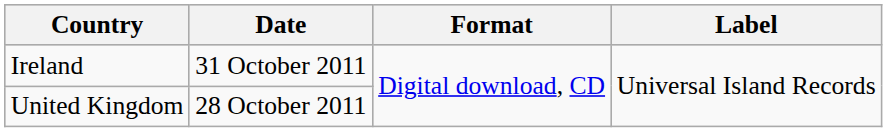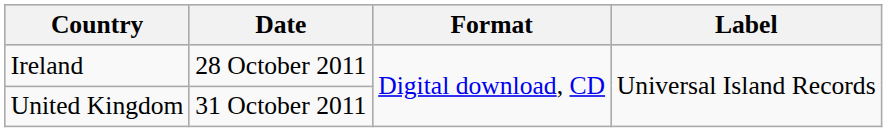(281, 65) 31 October 2011 -> (281, 65) 28 October 2011
(281, 106) 28 October 2011 -> (281, 106) 31 October 2011
